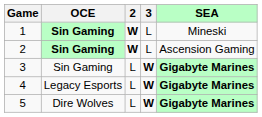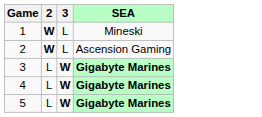- column: (83, 13)
